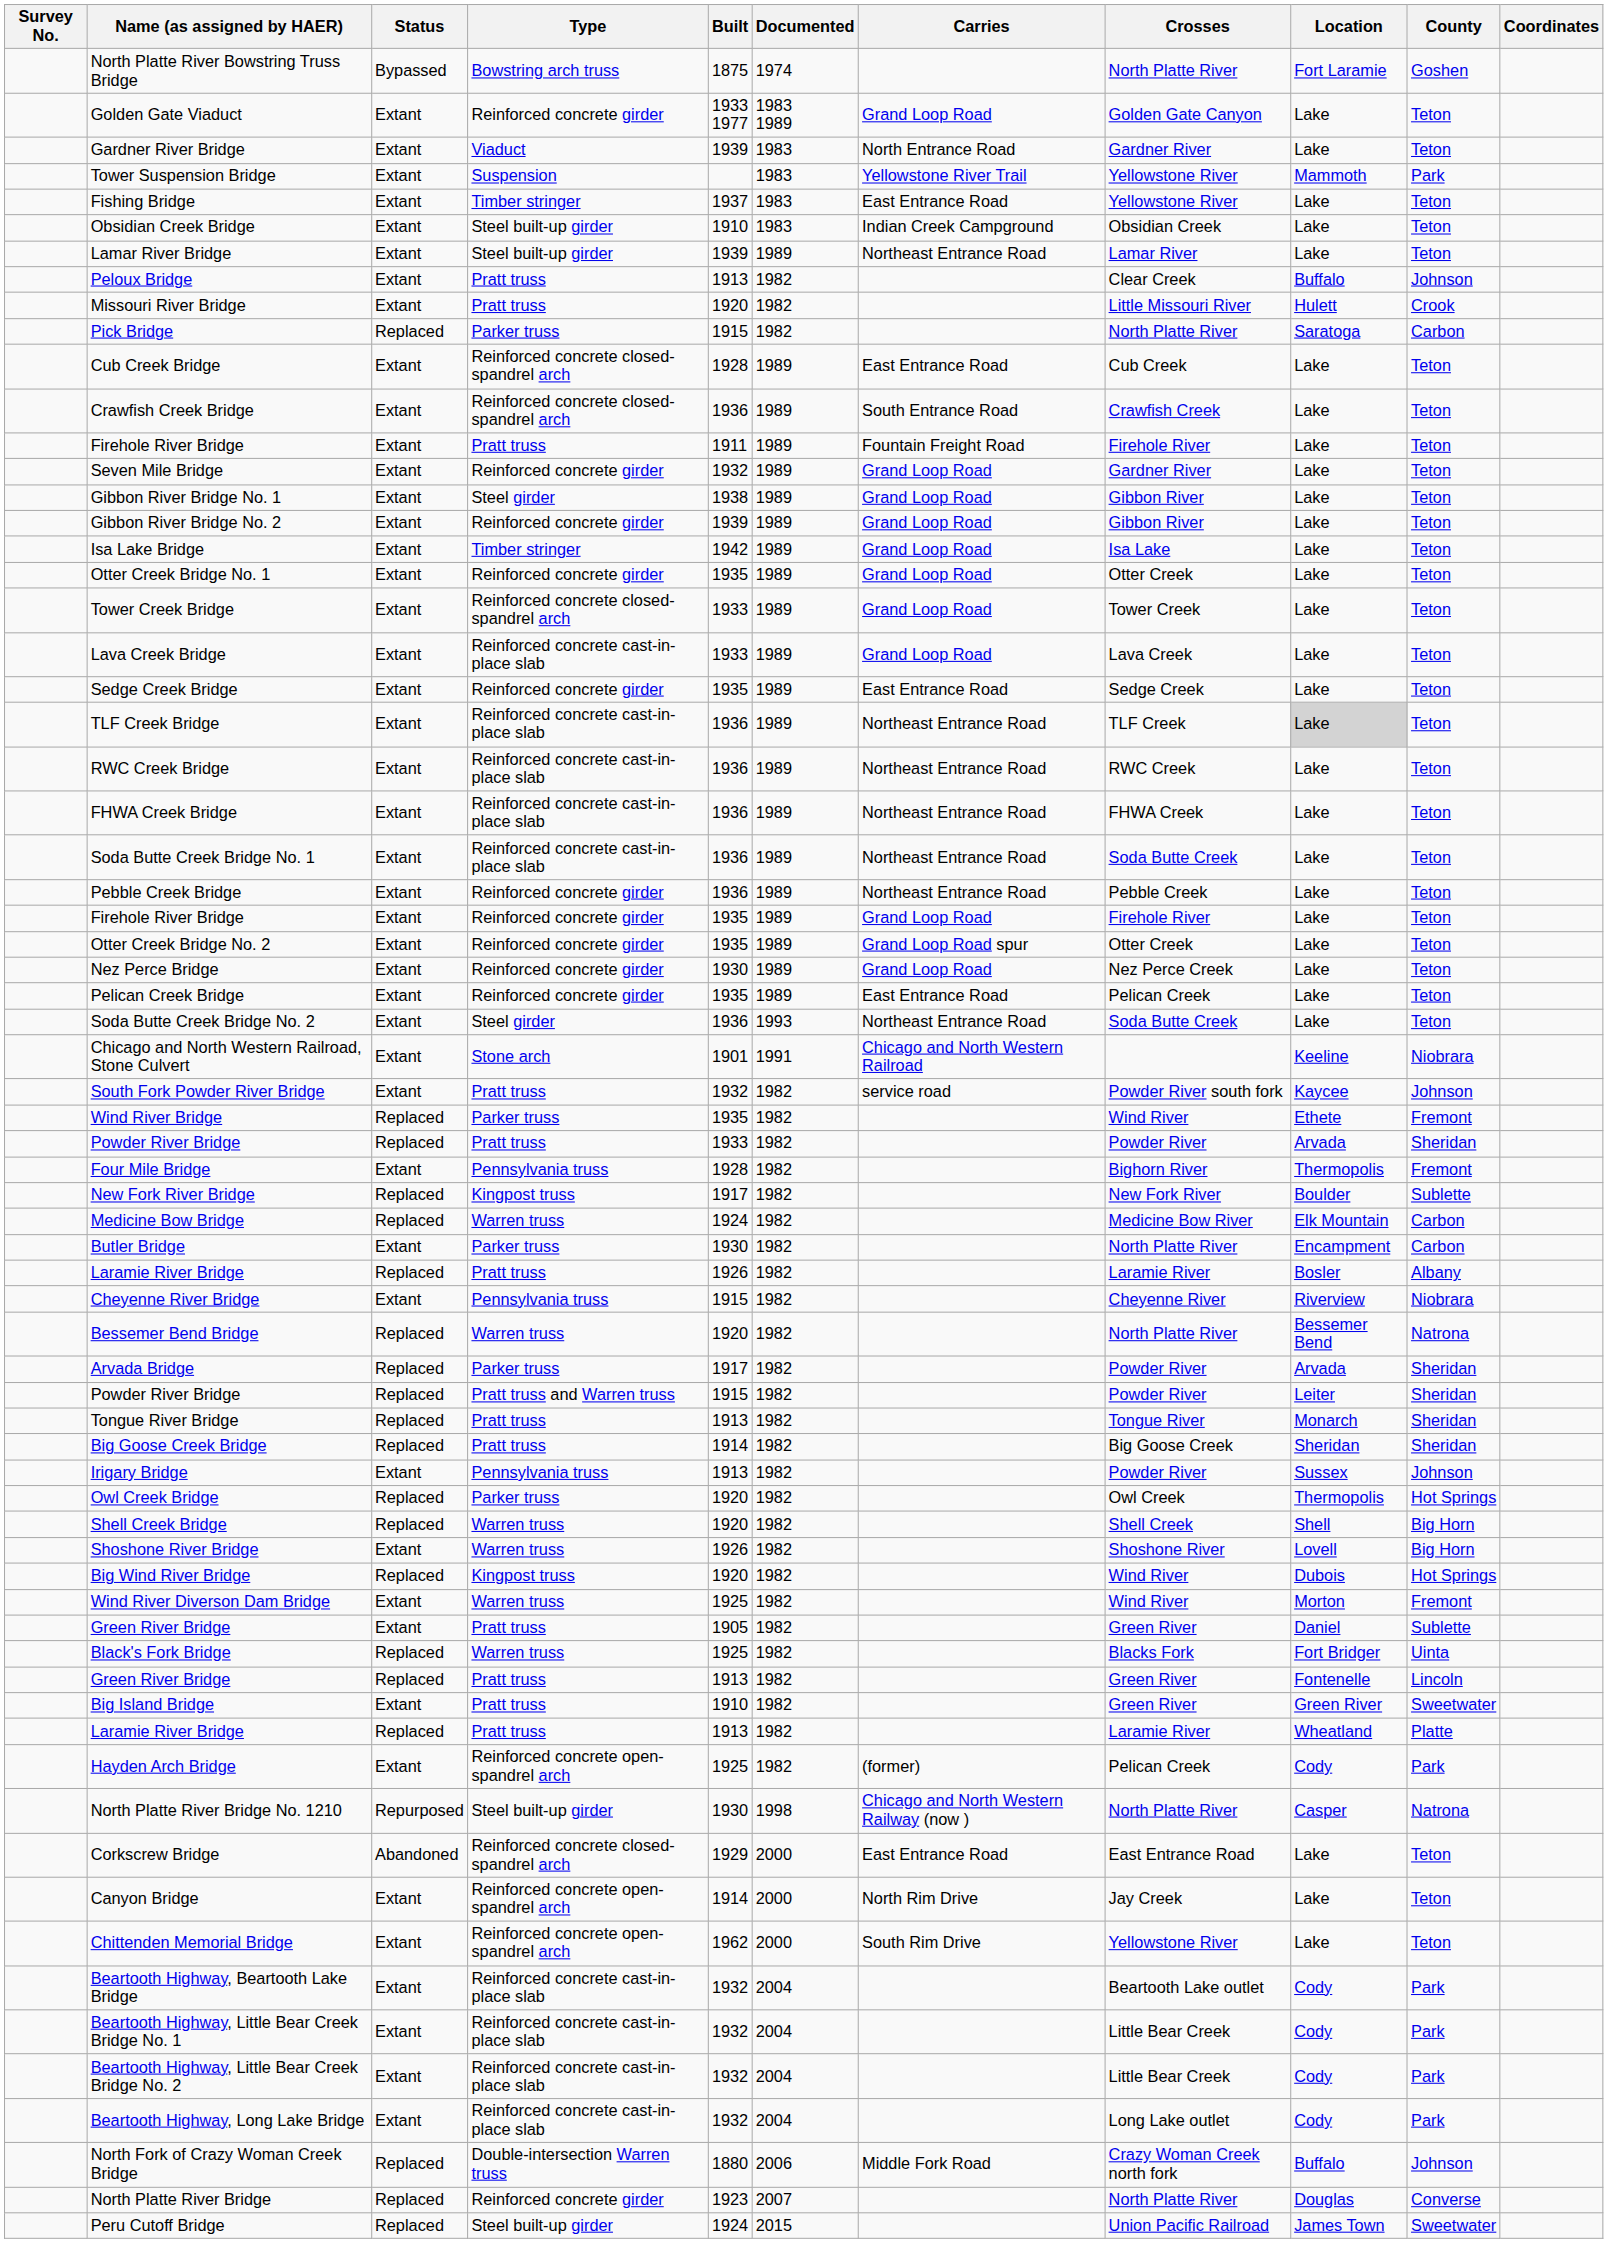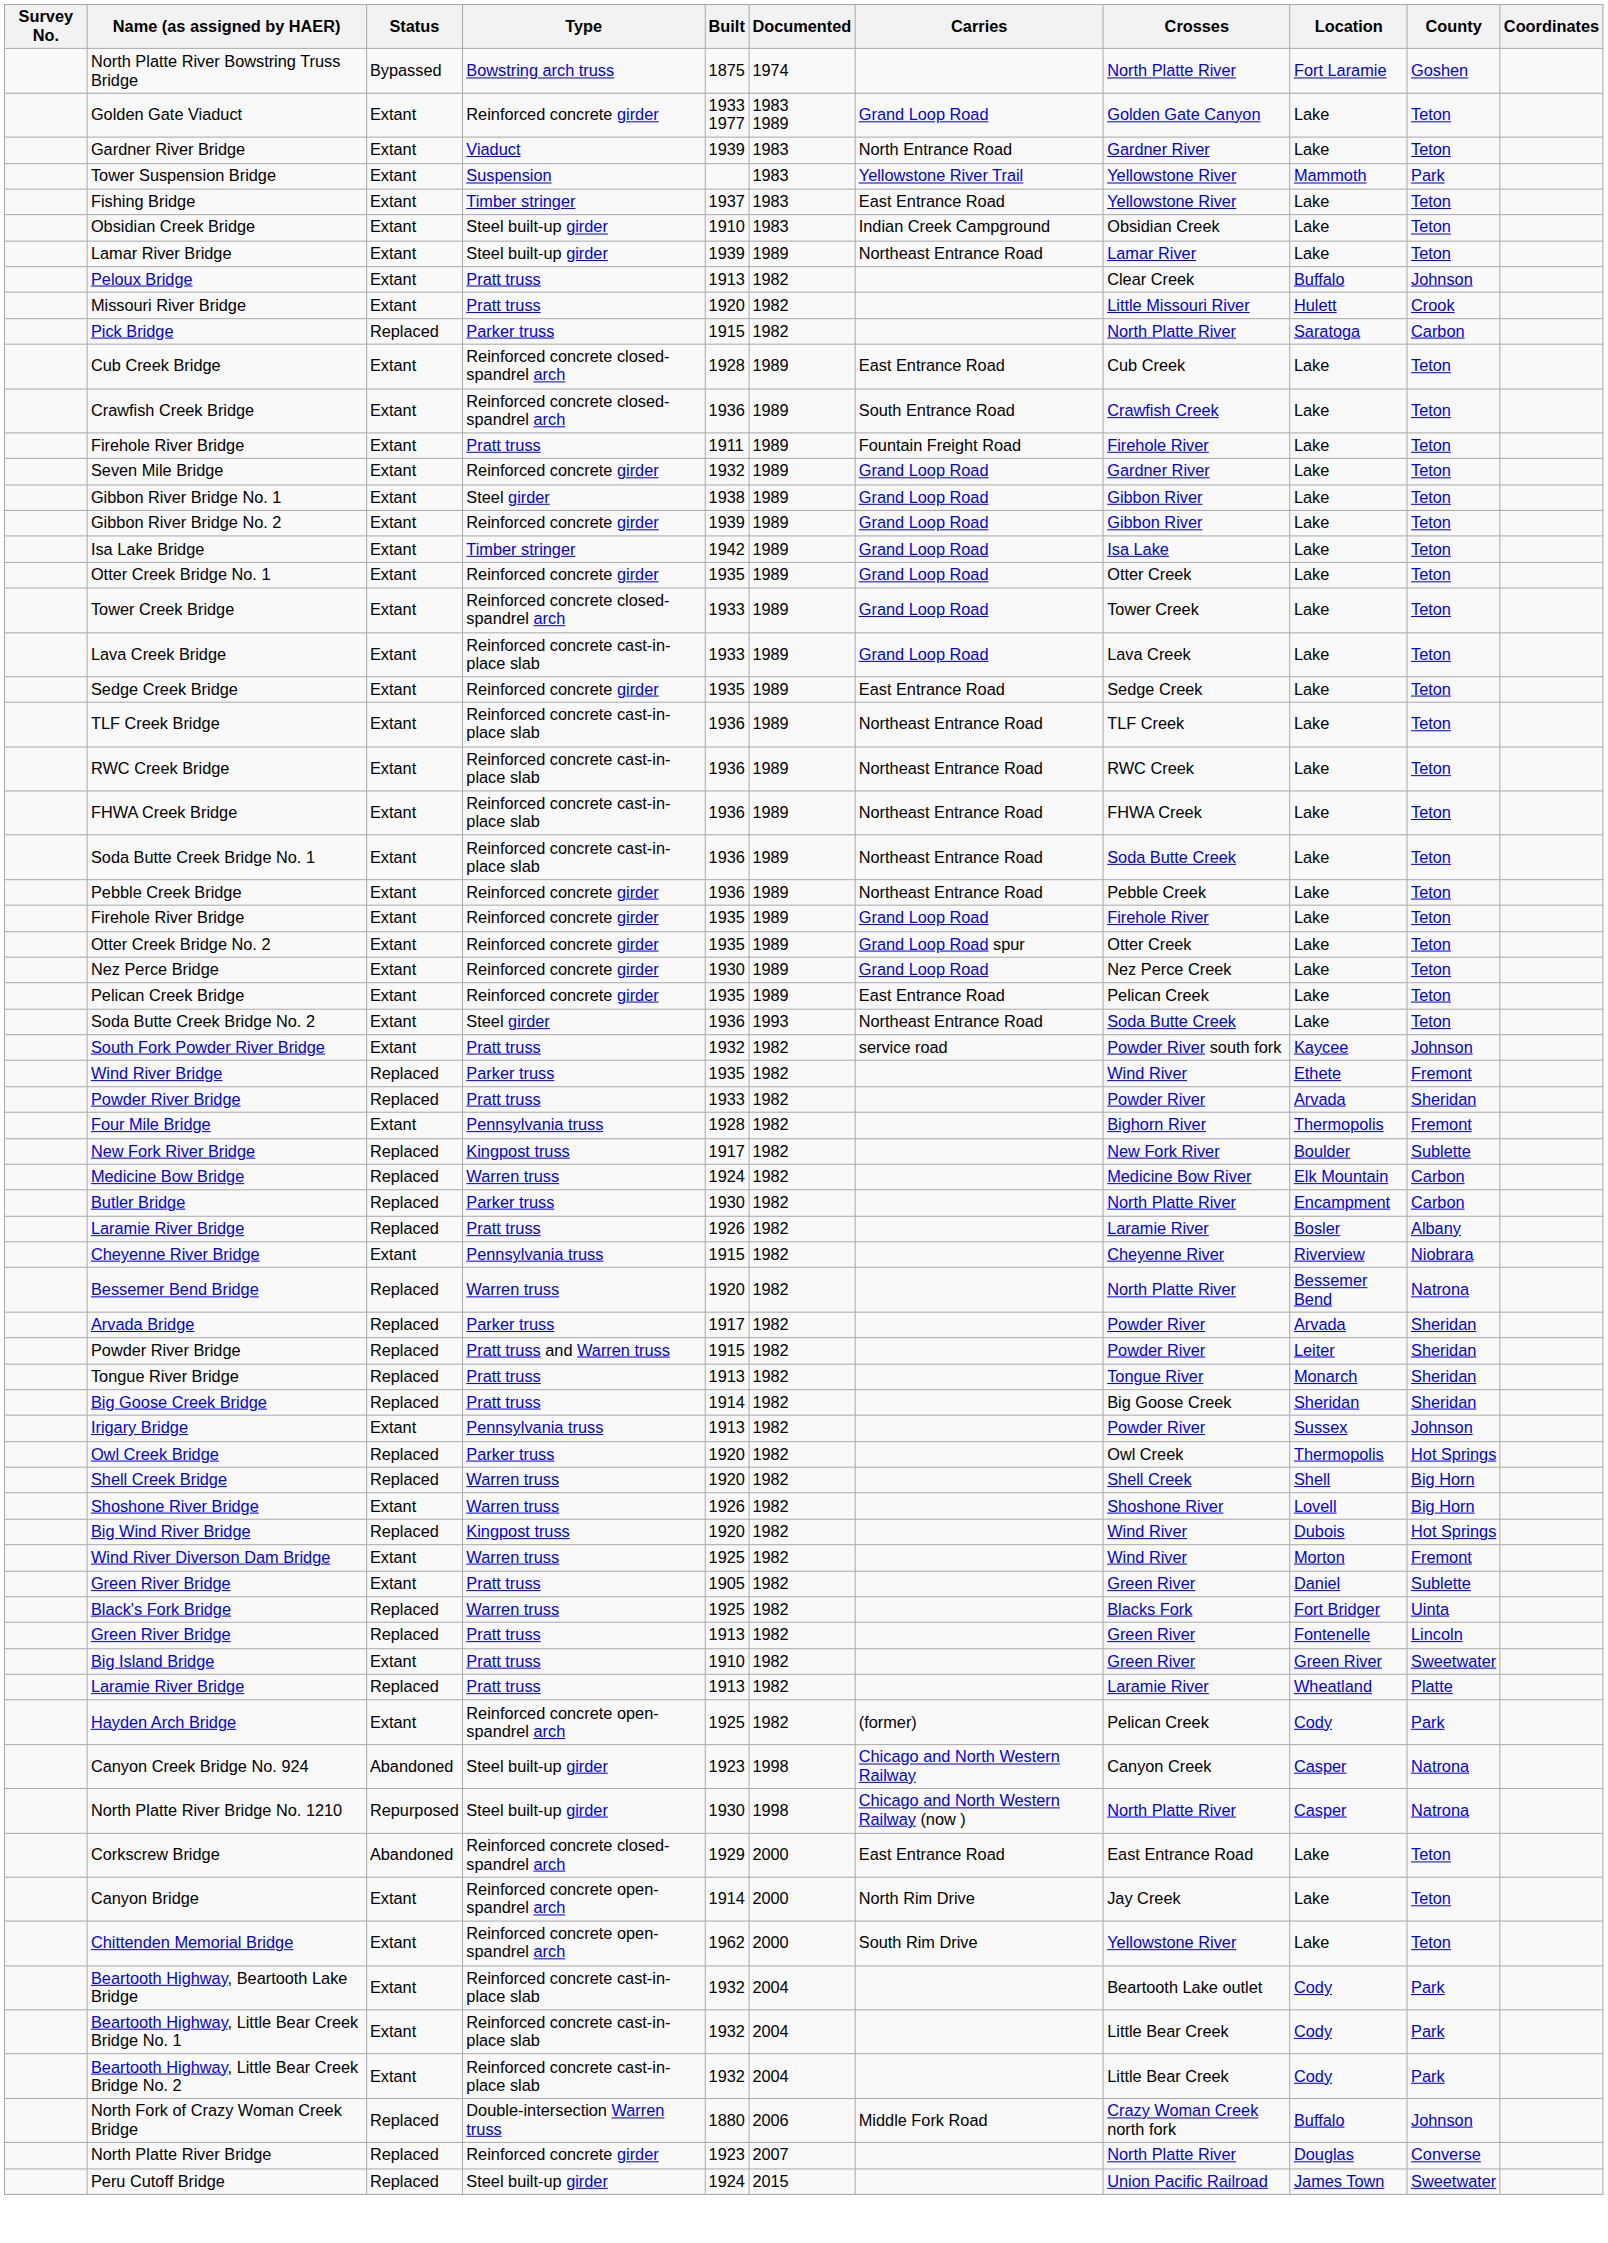(1312, 724) lightgrey background -> (1312, 724) no background
- row: (226, 1056)
(398, 1247) Extant -> (404, 1202) Replaced
+ row: (200, 1766)
- row: (227, 2120)
